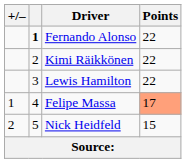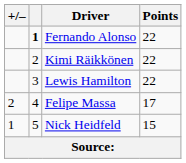(11, 103) 1 -> (11, 103) 2
(149, 103) lightsalmon background -> (149, 103) no background
(11, 125) 2 -> (11, 125) 1
